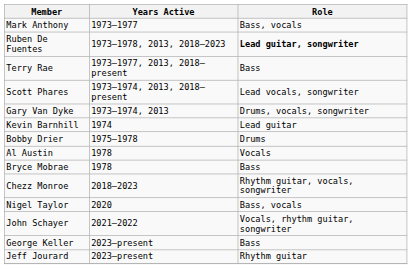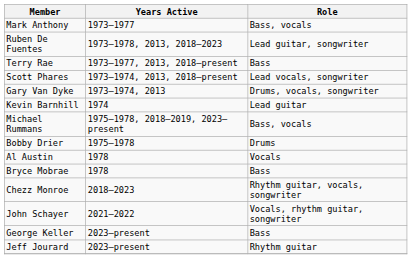(299, 44) bold -> (309, 44) normal
+ row: (24, 124)
- row: (37, 205)
